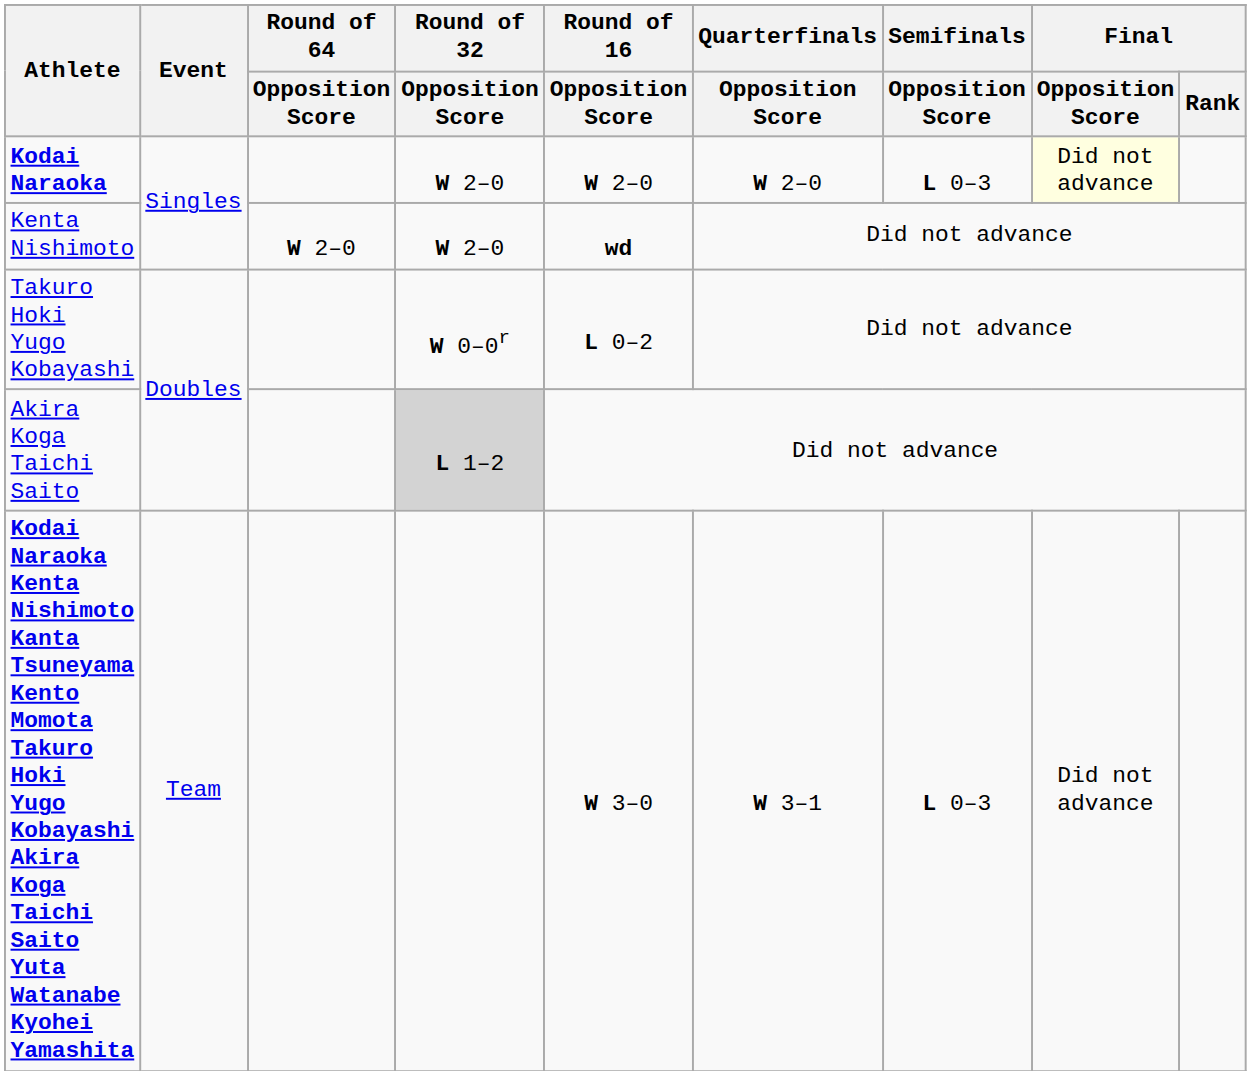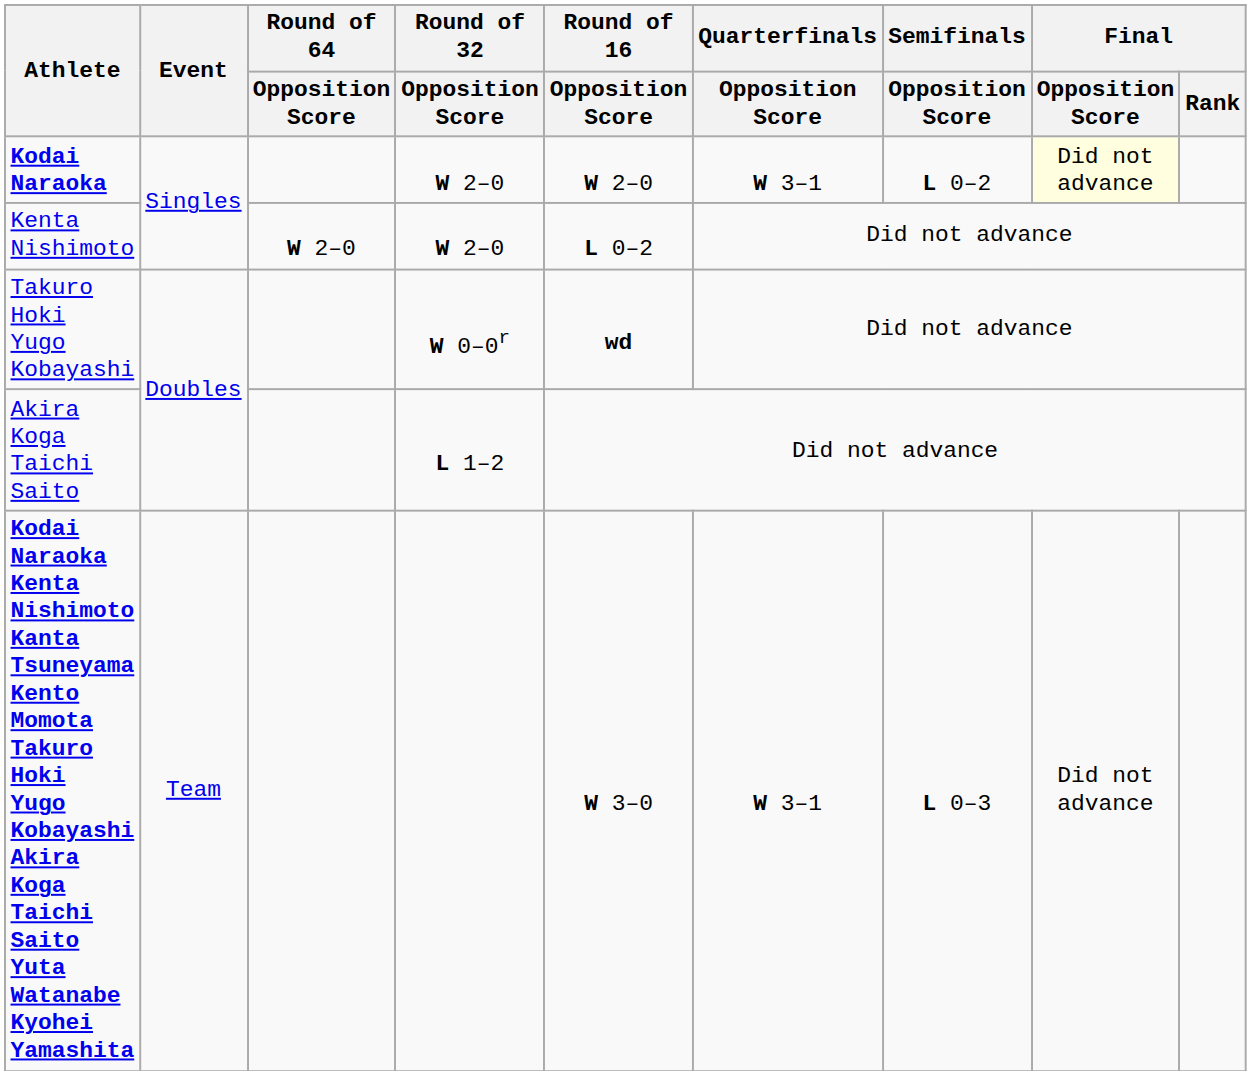(788, 183) W 2–0 -> (788, 183) W 3–1
(957, 183) L 0–3 -> (957, 183) L 0–2
(619, 249) wd -> (619, 249) L 0–2
(619, 343) L 0–2 -> (619, 343) wd
(470, 464) lightgrey background -> (470, 464) no background
